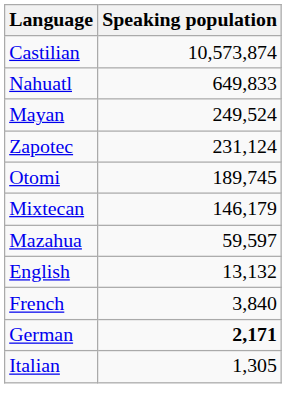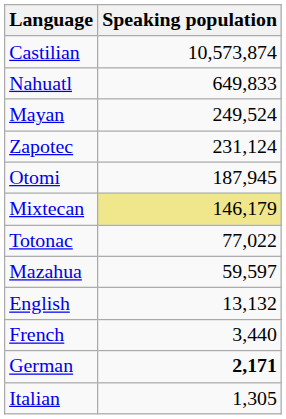(245, 177) 189,745 -> (245, 177) 187,945
(245, 209) no background -> (245, 209) khaki background
+ row: (41, 240)
(255, 303) 3,840 -> (255, 334) 3,440
